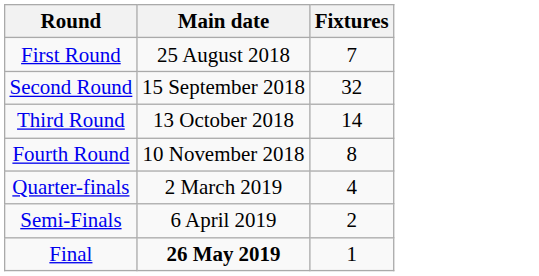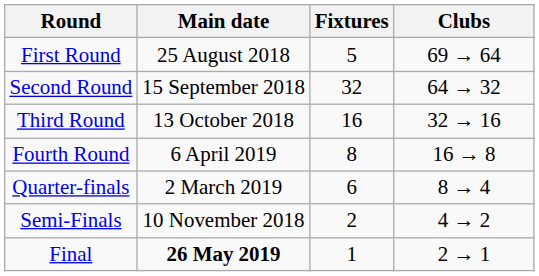+ column: (464, 21)
(352, 54) 7 -> (352, 54) 5
(352, 120) 14 -> (352, 120) 16
(223, 154) 10 November 2018 -> (223, 154) 6 April 2019
(352, 187) 4 -> (352, 187) 6
(223, 220) 6 April 2019 -> (223, 220) 10 November 2018
